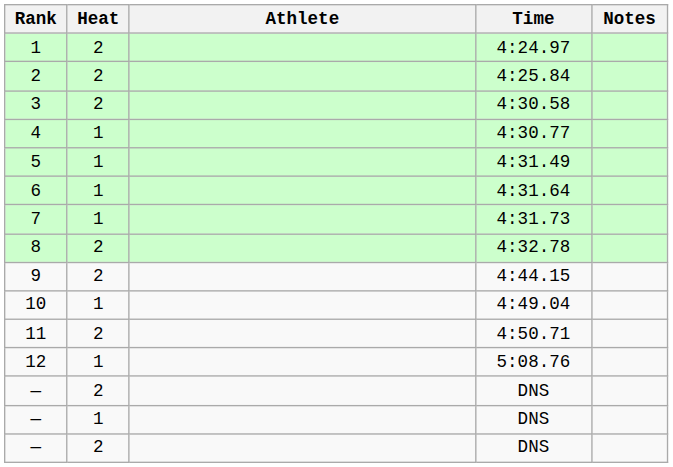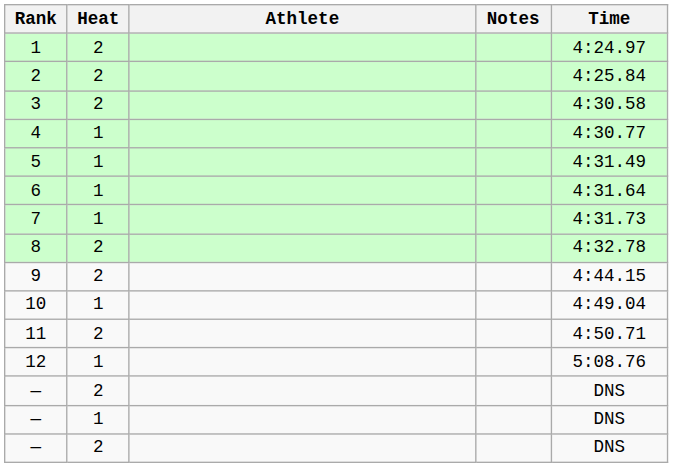columns swapped: (533, 19) <-> (630, 19)
